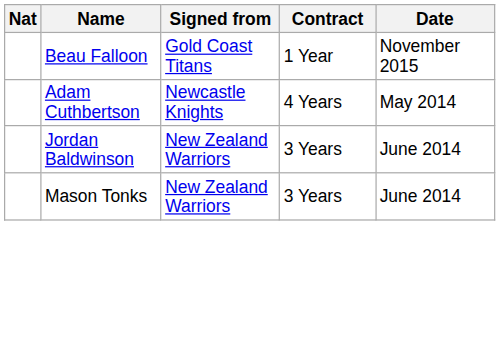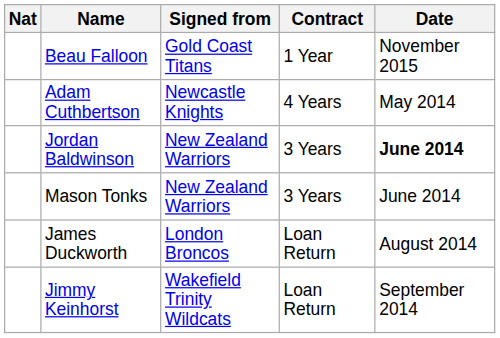(420, 150) normal -> (421, 150) bold
+ row: (86, 244)
+ row: (82, 300)
